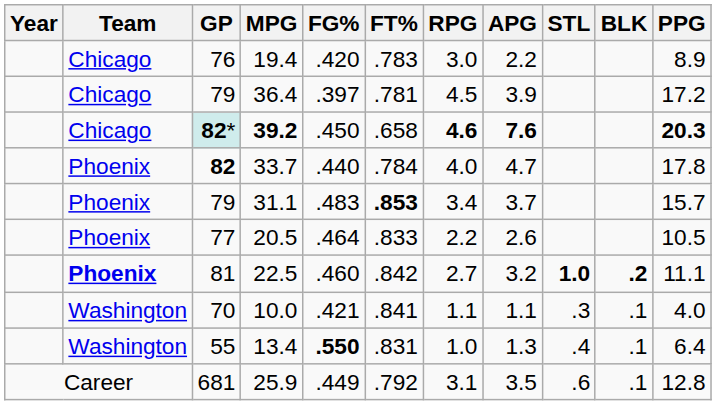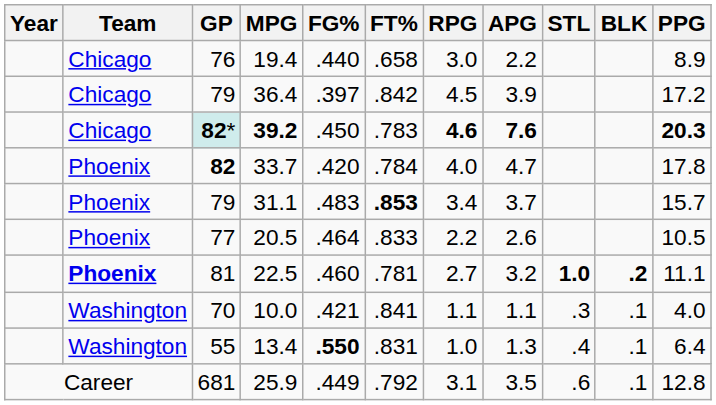(337, 59) .420 -> (337, 59) .440
(396, 59) .783 -> (396, 59) .658
(396, 95) .781 -> (396, 95) .842
(396, 130) .658 -> (396, 130) .783
(337, 166) .440 -> (337, 166) .420
(396, 274) .842 -> (396, 274) .781
